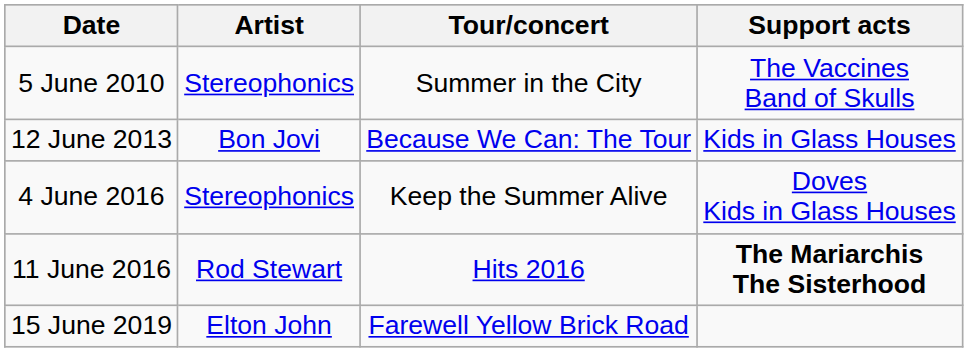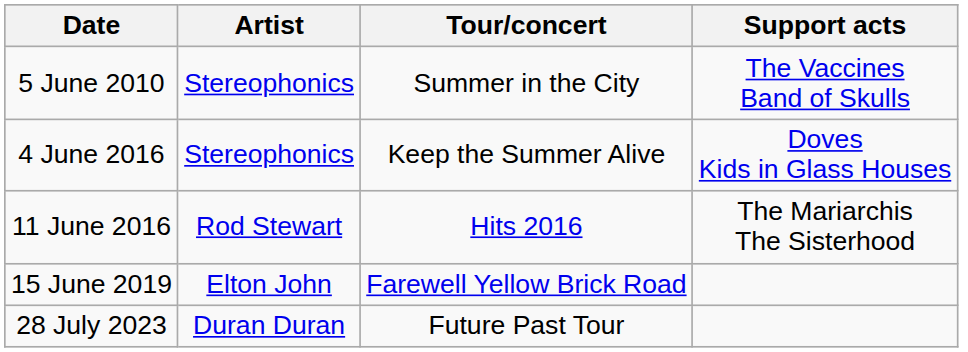- row: (91, 139)
(829, 268) bold -> (825, 226) normal
+ row: (91, 325)
